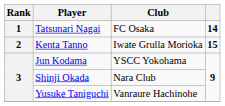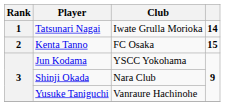(134, 28) FC Osaka -> (158, 28) Iwate Grulla Morioka
(158, 45) Iwate Grulla Morioka -> (134, 45) FC Osaka
